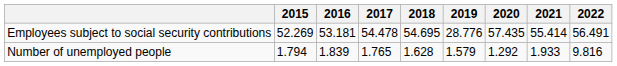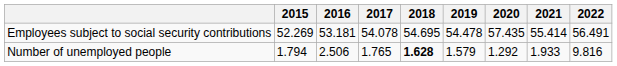(380, 33) 54.478 -> (380, 33) 54.078
(464, 33) 28.776 -> (464, 33) 54.478
(334, 52) 1.839 -> (334, 52) 2.506
(419, 52) normal -> (419, 52) bold
